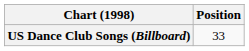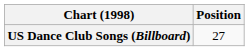(219, 35) 33 -> (219, 35) 27
